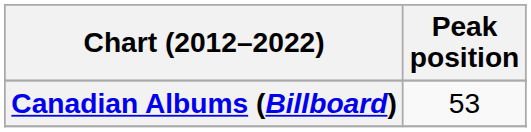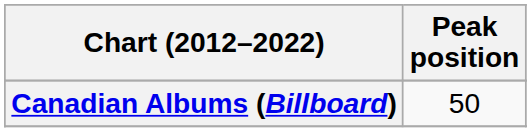(465, 103) 53 -> (465, 103) 50
